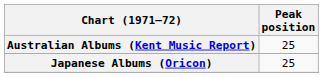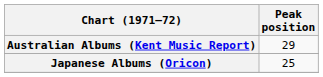(288, 45) 25 -> (288, 45) 29
